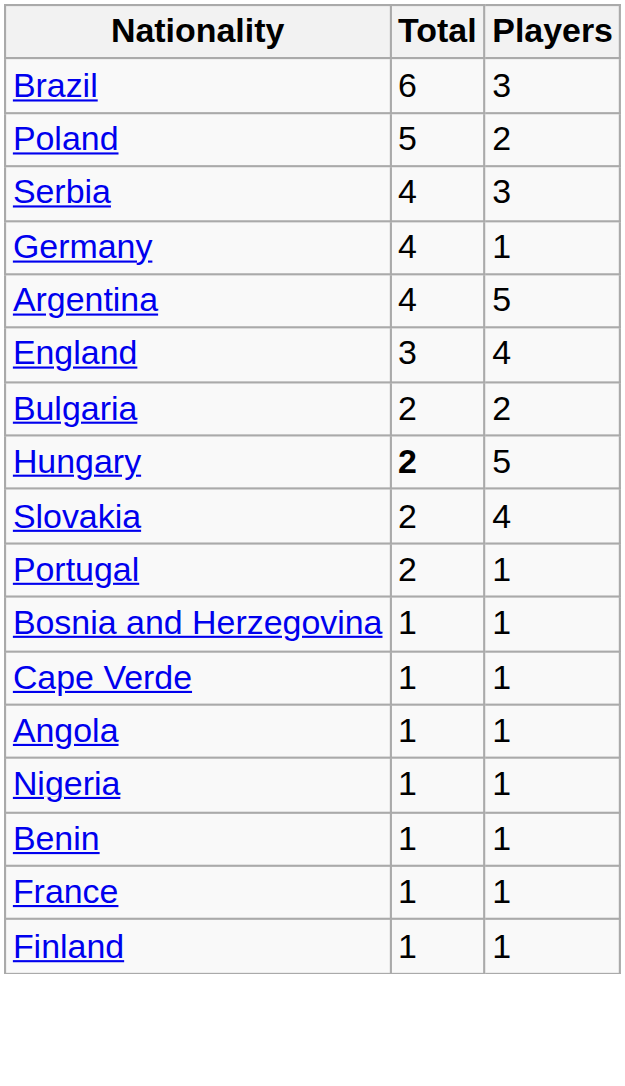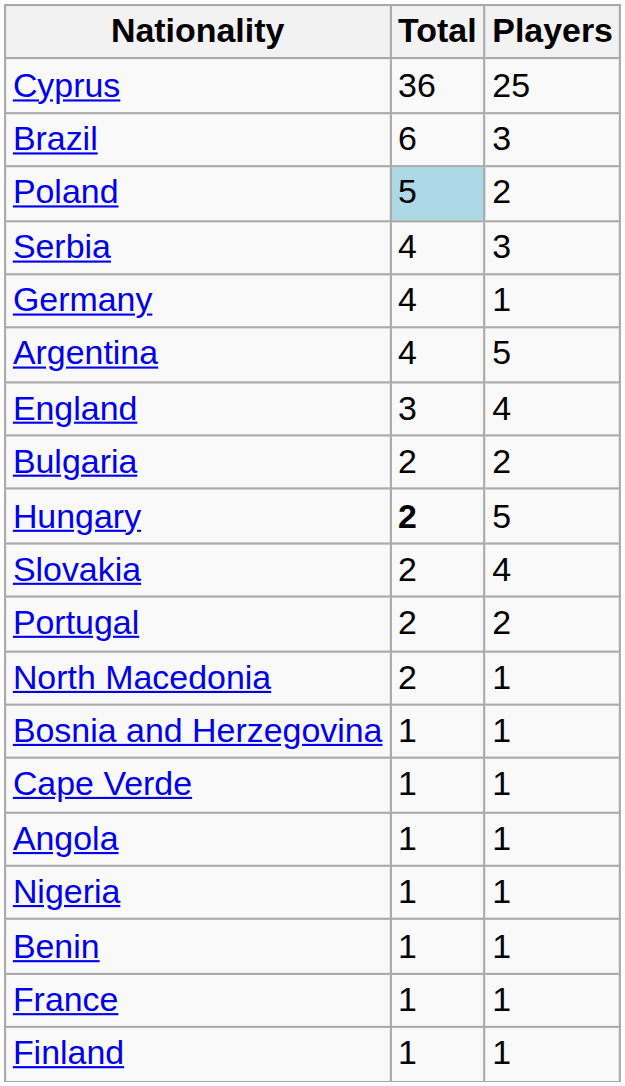+ row: (67, 85)
(408, 138) no background -> (408, 192) lightblue background
(502, 569) 1 -> (502, 623) 2
+ row: (142, 676)
